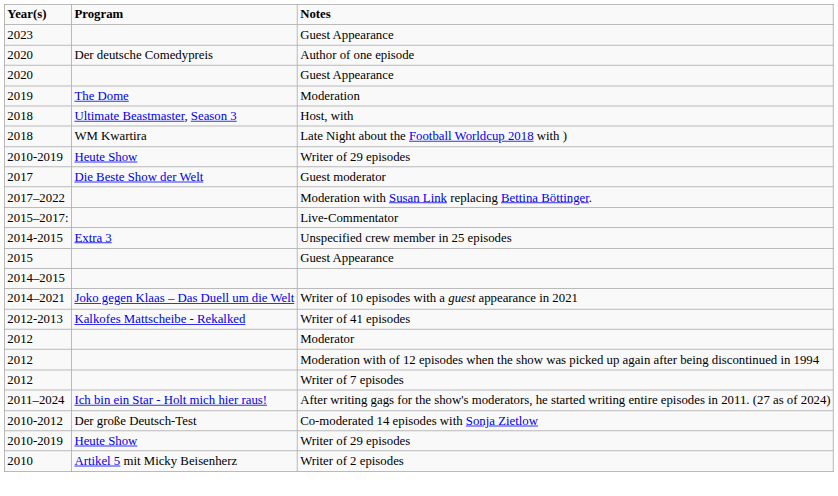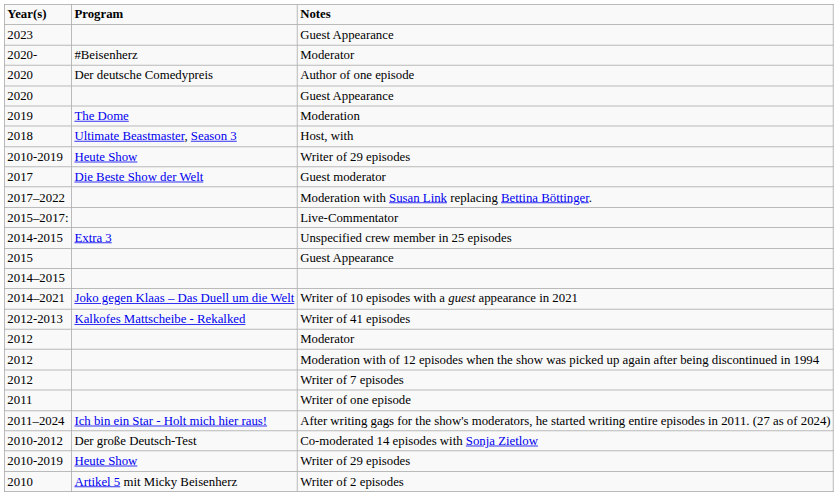+ row: (22, 55)
- row: (20, 136)
+ row: (20, 400)
